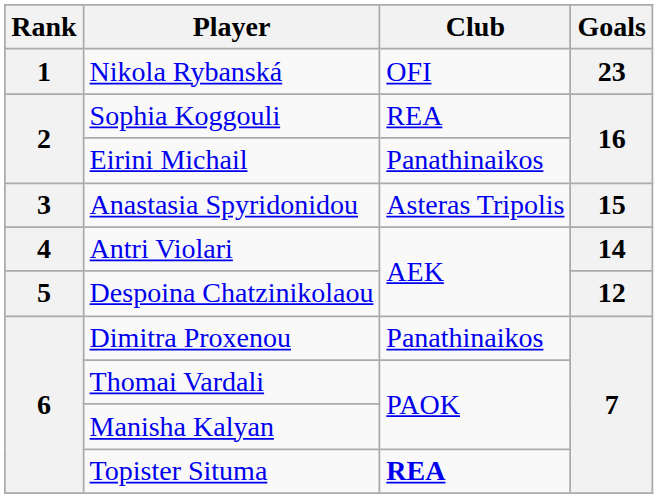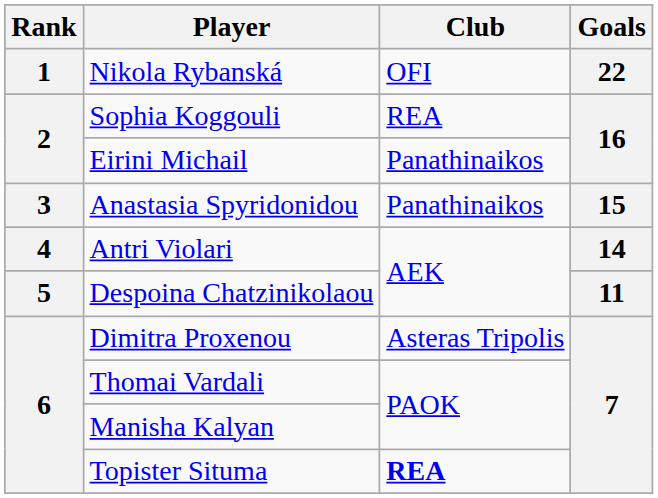(612, 71) 23 -> (612, 71) 22
(475, 204) Asteras Tripolis -> (465, 204) Panathinaikos
(612, 293) 12 -> (612, 293) 11
(465, 337) Panathinaikos -> (475, 337) Asteras Tripolis
